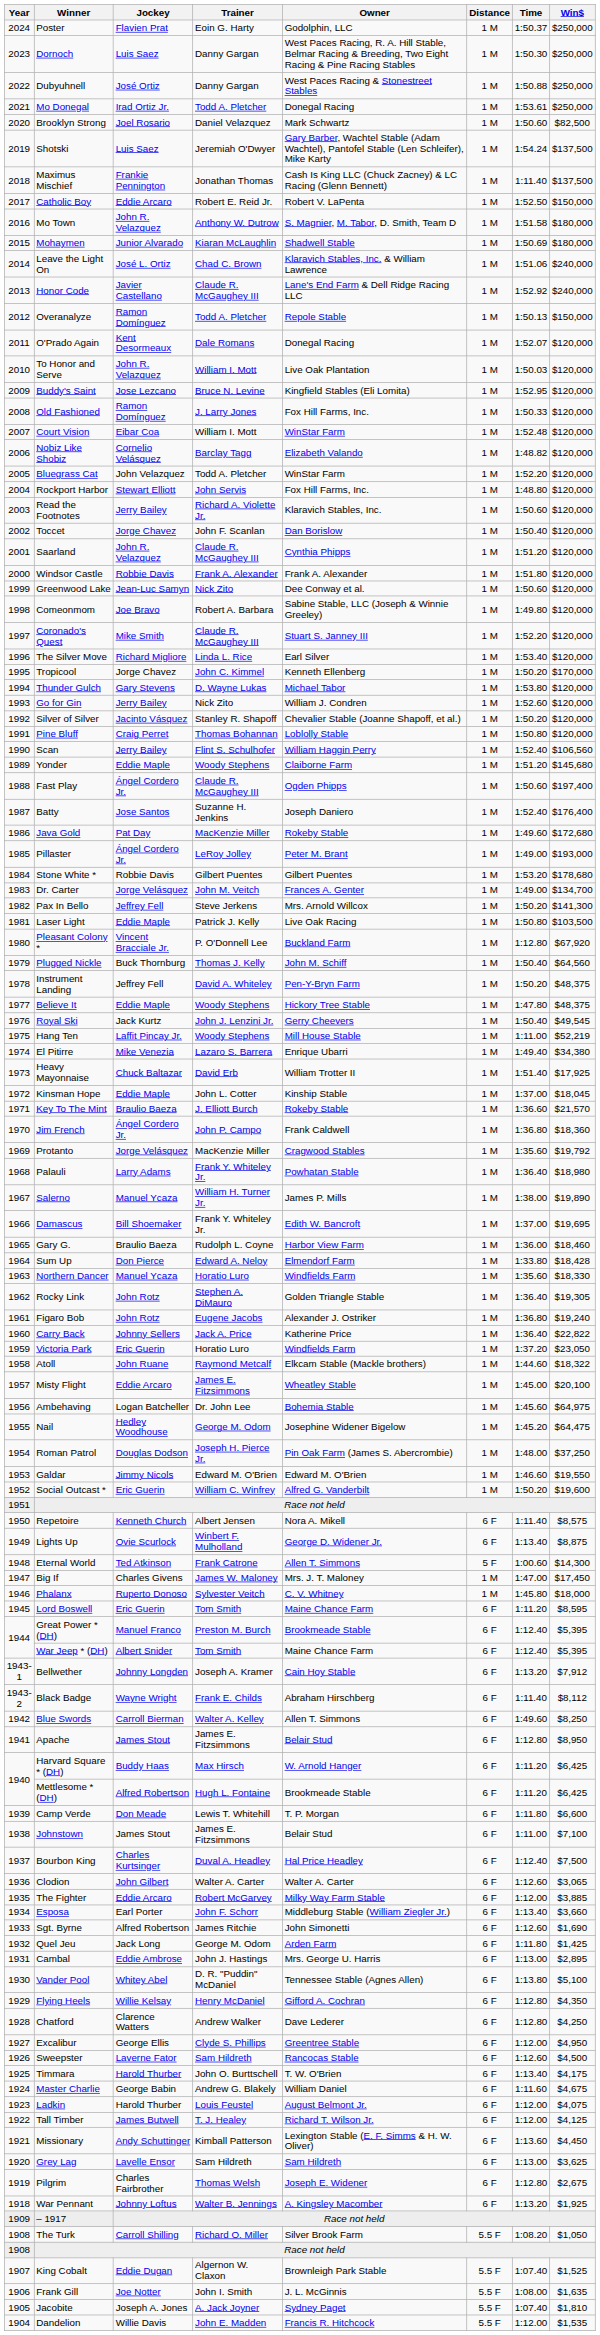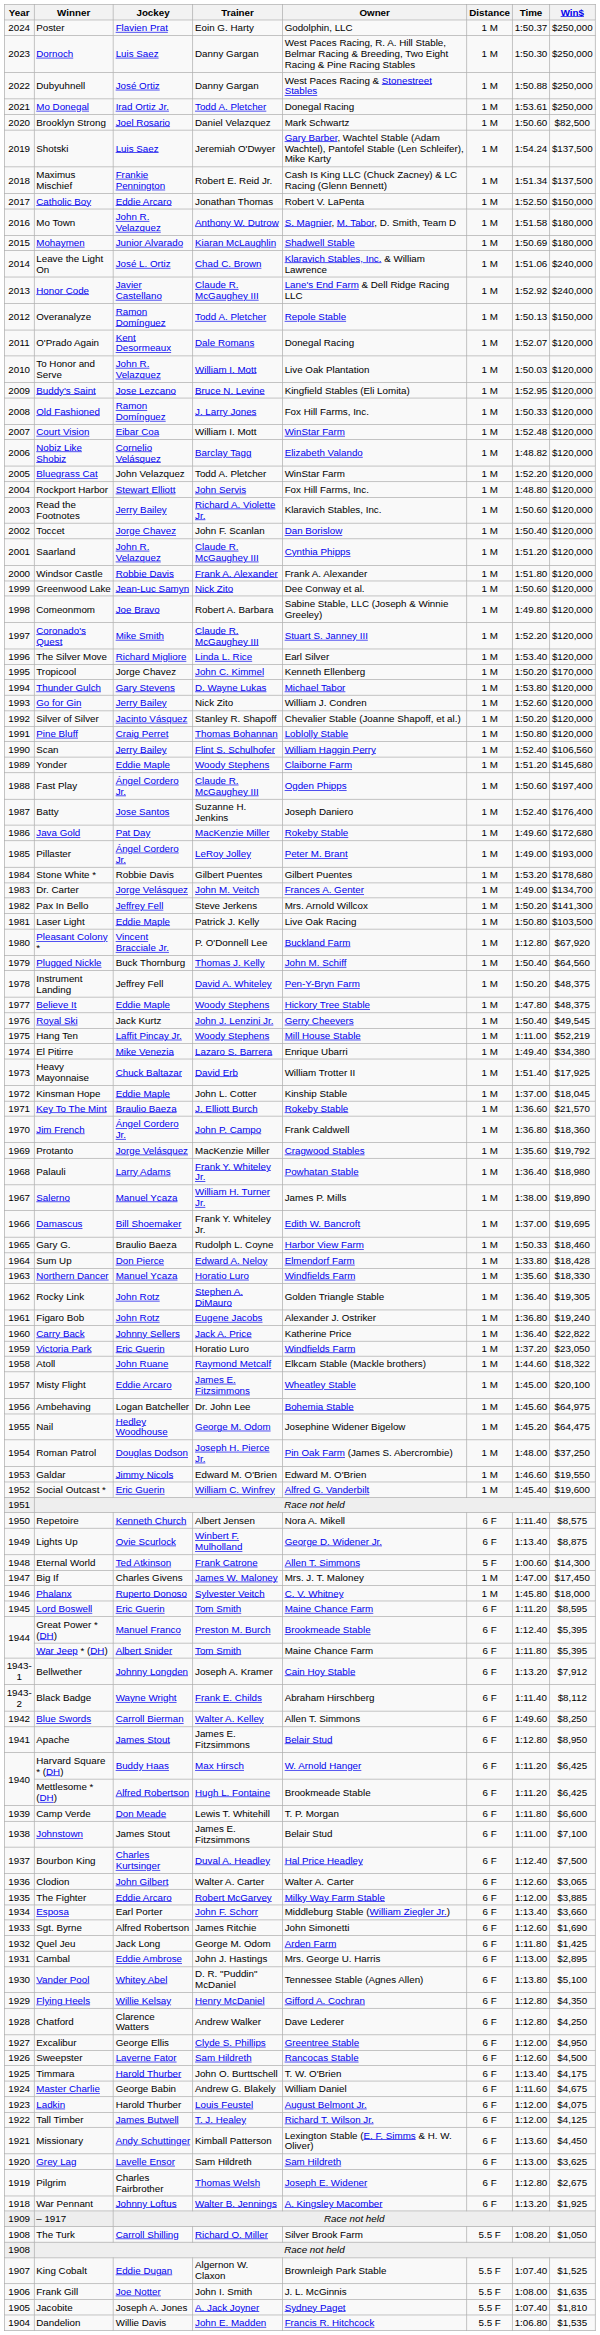(234, 181) Jonathan Thomas -> (234, 181) Robert E. Reid Jr.
(531, 181) 1:11.40 -> (531, 181) 1:51.34
(234, 202) Robert E. Reid Jr. -> (234, 202) Jonathan Thomas
(531, 1245) 1:36.00 -> (531, 1245) 1:50.33
(531, 1490) 1:50.20 -> (531, 1490) 1:45.40
(531, 1651) 1:12.40 -> (531, 1651) 1:11.80
(531, 2323) 1:12.00 -> (531, 2323) 1:06.80
